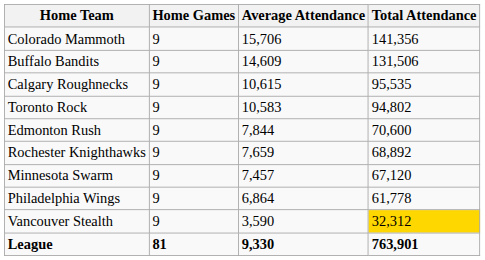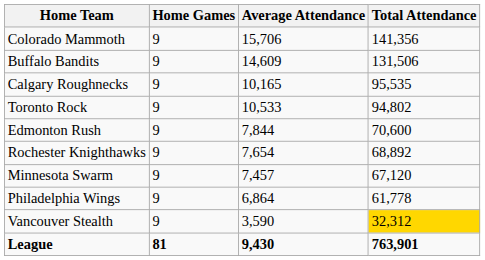(262, 84) 10,615 -> (262, 84) 10,165
(262, 107) 10,583 -> (262, 107) 10,533
(258, 152) 7,659 -> (258, 152) 7,654
(258, 244) 9,330 -> (258, 244) 9,430
